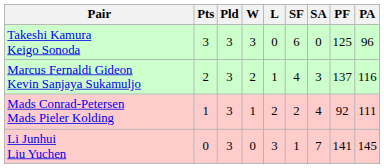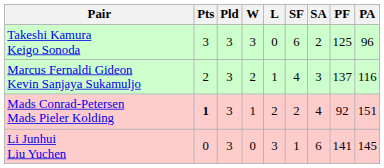(318, 42) 0 -> (318, 42) 2
(206, 111) normal -> (206, 111) bold
(367, 111) 111 -> (367, 111) 151
(318, 146) 7 -> (318, 146) 6
